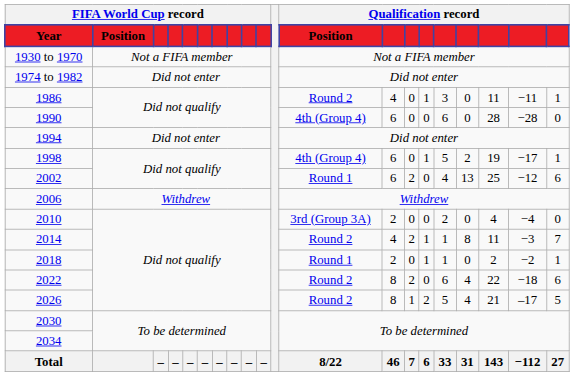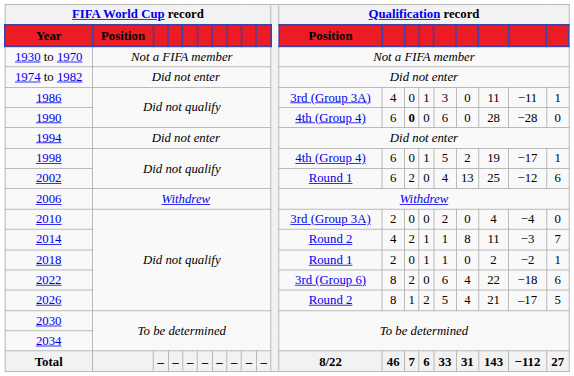(331, 97) Round 2 -> (331, 97) 3rd (Group 3A)
(412, 117) normal -> (412, 117) bold
(331, 280) Round 2 -> (331, 280) 3rd (Group 6)
